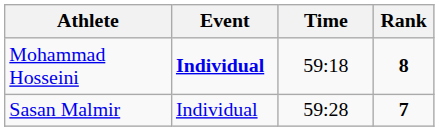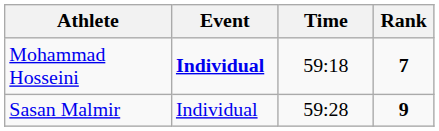(404, 65) 8 -> (404, 65) 7
(404, 110) 7 -> (404, 110) 9
